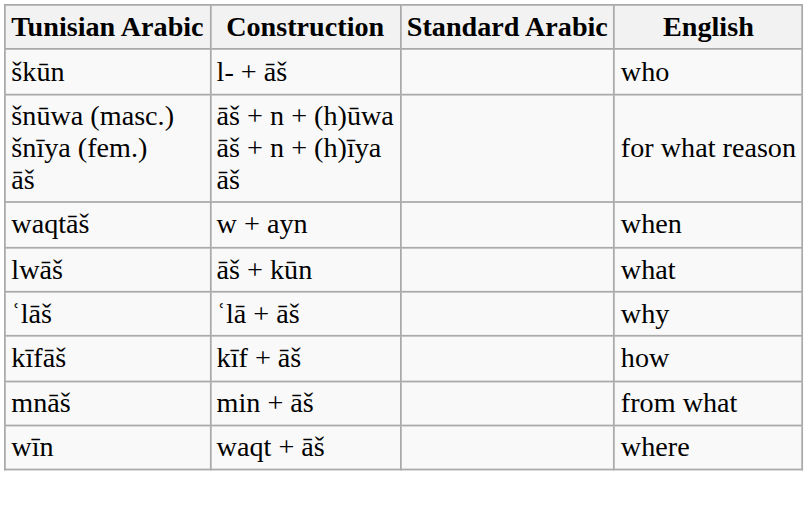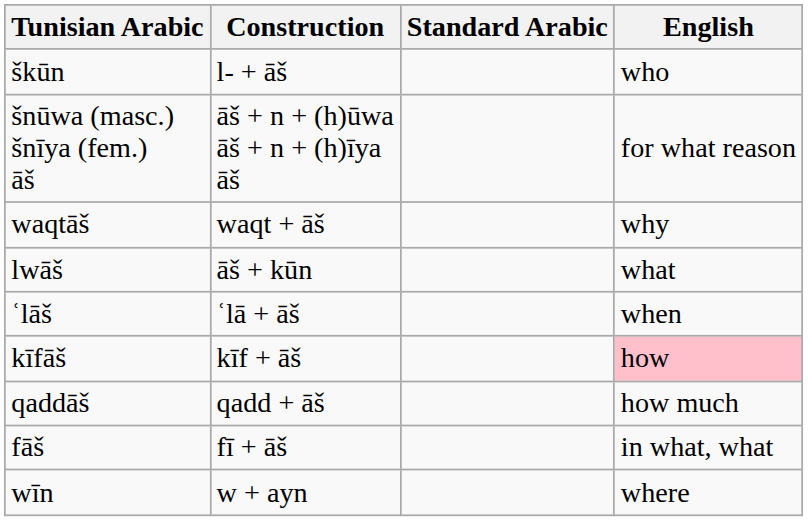(262, 224) w + ayn -> (271, 224) waqt + āš
(651, 224) when -> (645, 224) why
(645, 313) why -> (651, 313) when
(645, 358) no background -> (645, 358) pink background
+ row: (50, 402)
- row: (41, 402)
+ row: (28, 447)
(271, 447) waqt + āš -> (262, 492) w + ayn
